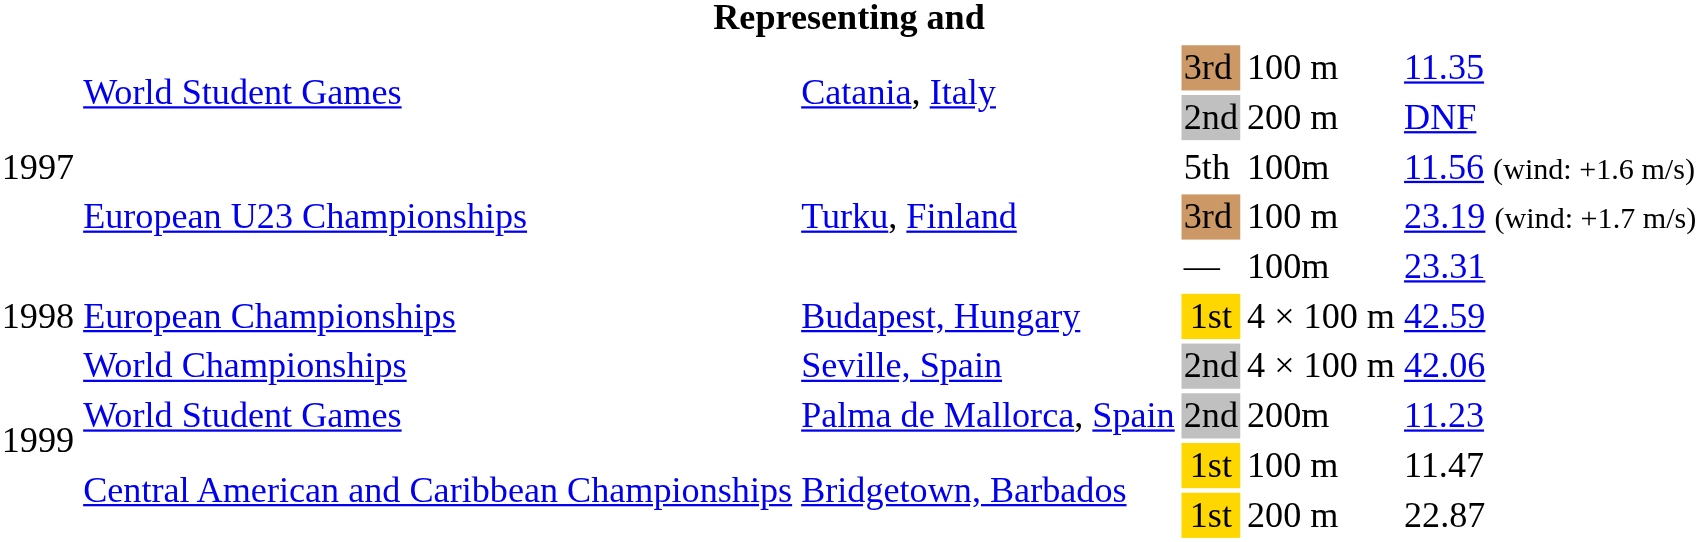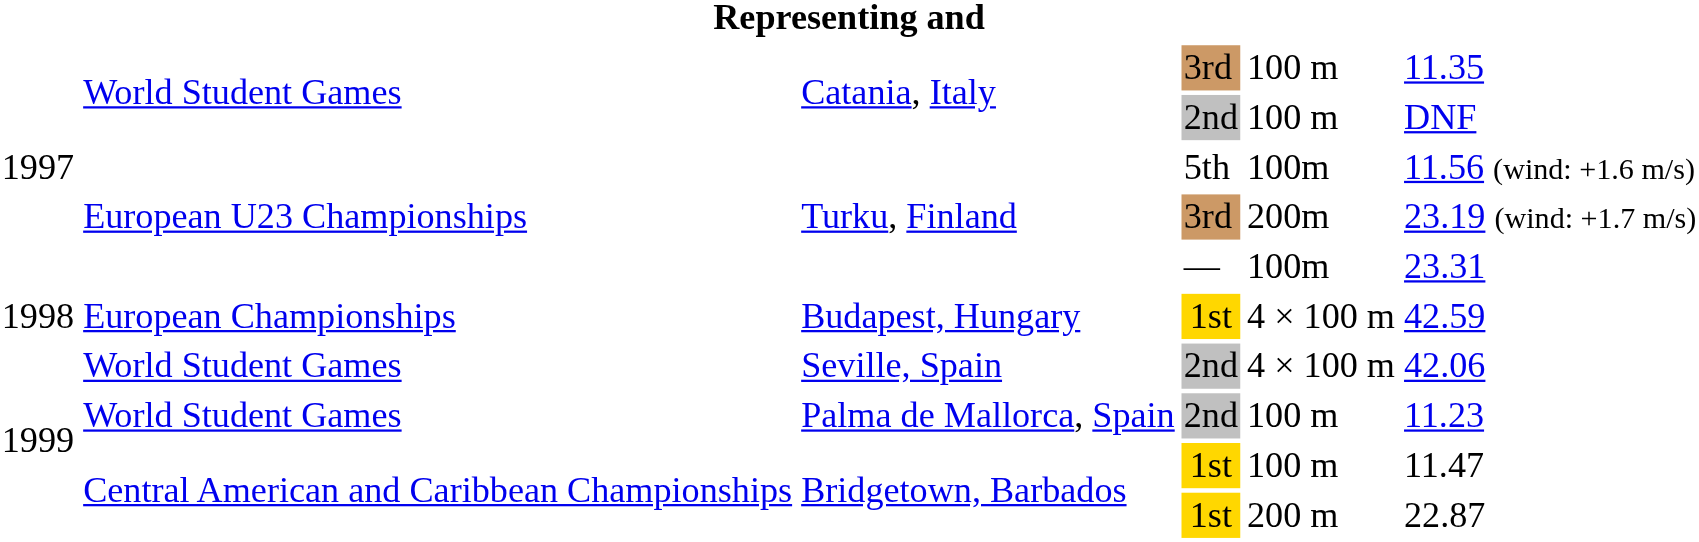(1293, 116) 200 m -> (1293, 116) 100 m
(1293, 216) 100 m -> (1288, 216) 200m
(245, 365) World Championships -> (242, 365) World Student Games
(1288, 415) 200m -> (1293, 415) 100 m
